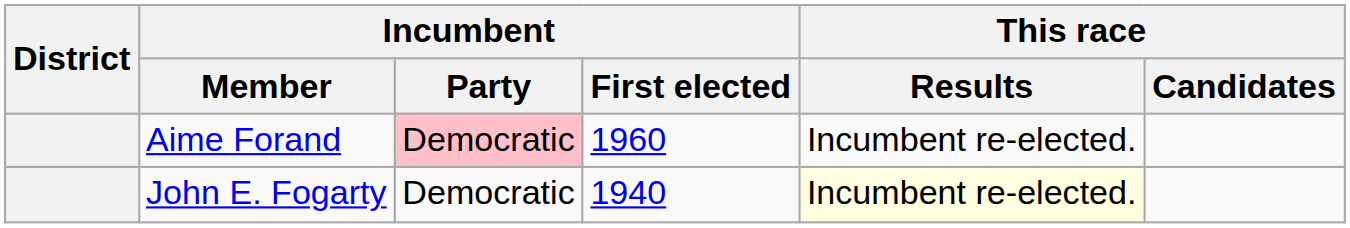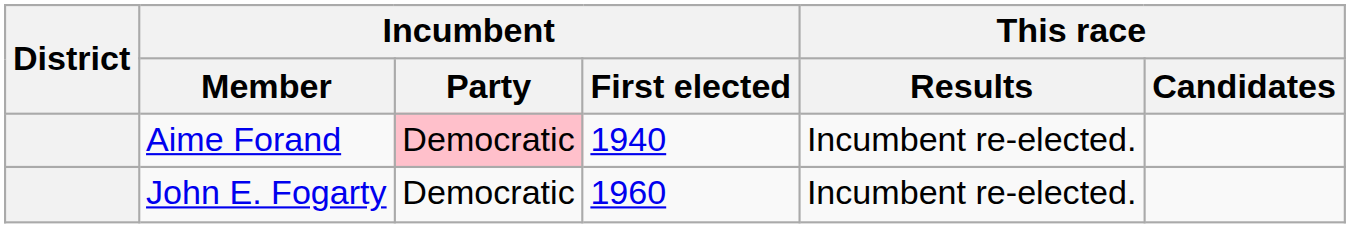(628, 139) 1960 -> (628, 139) 1940
(628, 193) 1940 -> (628, 193) 1960
(972, 193) lightyellow background -> (972, 193) no background
